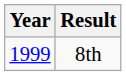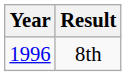(30, 53) 1999 -> (30, 53) 1996
